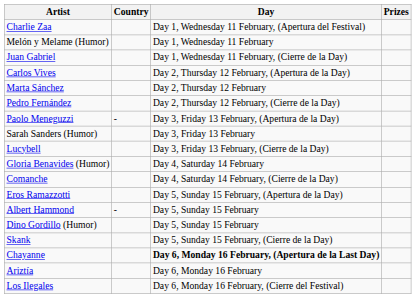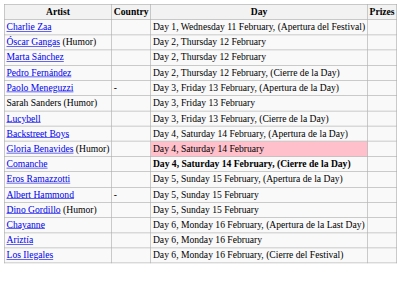- row: (58, 42)
- row: (31, 57)
- row: (31, 73)
+ row: (51, 42)
+ row: (38, 133)
(209, 164) no background -> (209, 149) pink background
(245, 179) normal -> (252, 164) bold
- row: (19, 240)
(266, 255) bold -> (259, 225) normal
